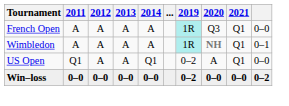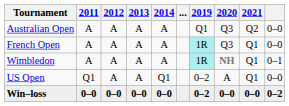+ row: (40, 28)
